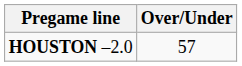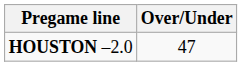(187, 46) 57 -> (187, 46) 47
